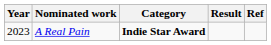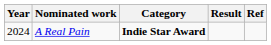(18, 31) 2023 -> (18, 31) 2024
